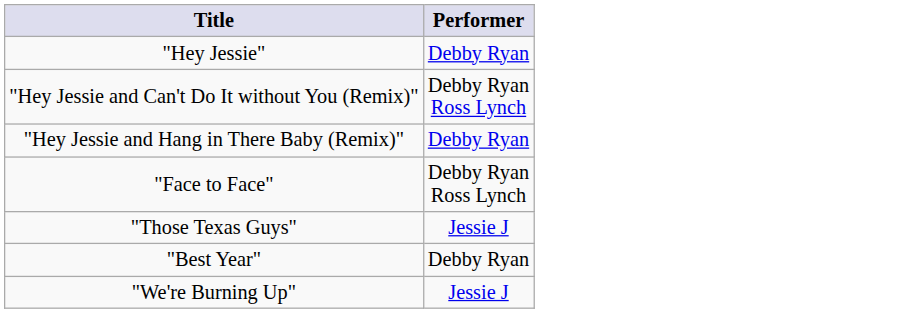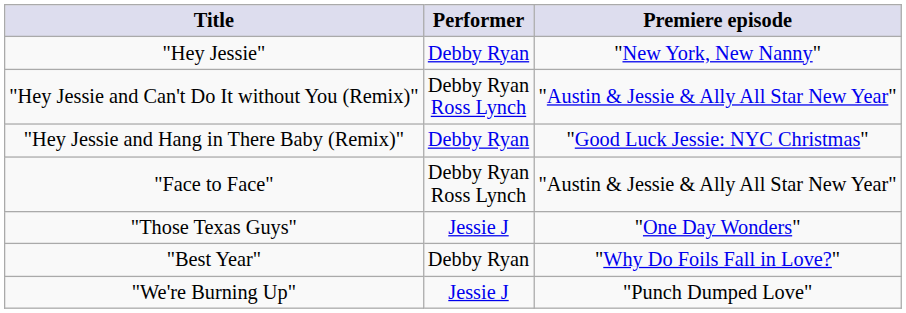+ column: (718, 20)
